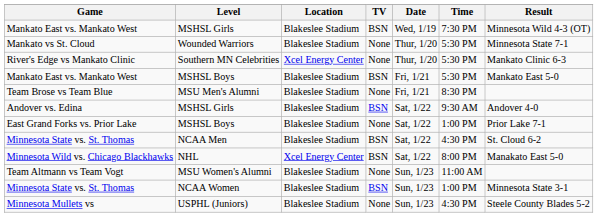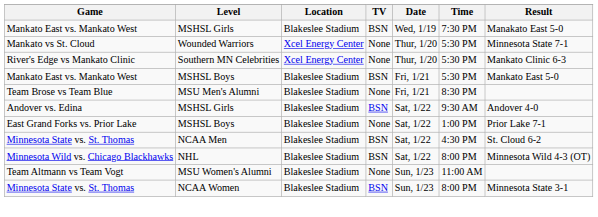(539, 28) Minnesota Wild 4-3 (OT) -> (525, 28) Manakato East 5-0
(321, 44) Blakeslee Stadium -> (324, 44) Xcel Energy Center
(324, 156) Xcel Energy Center -> (321, 156) Blakeslee Stadium
(525, 156) Manakato East 5-0 -> (539, 156) Minnesota Wild 4-3 (OT)
(459, 188) 1:00 PM -> (459, 188) 8:00 PM
- row: (50, 204)
